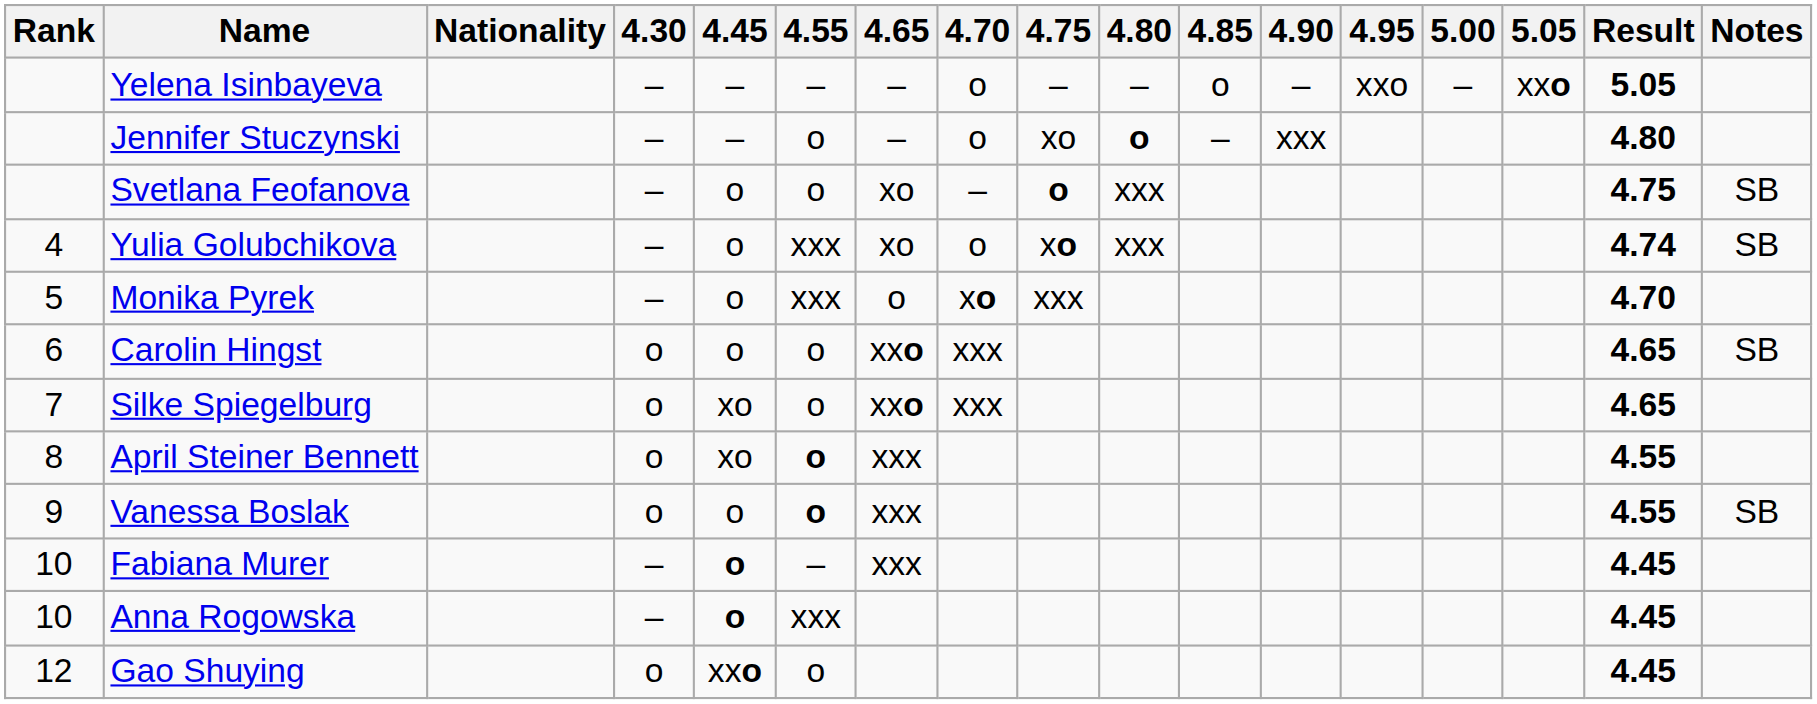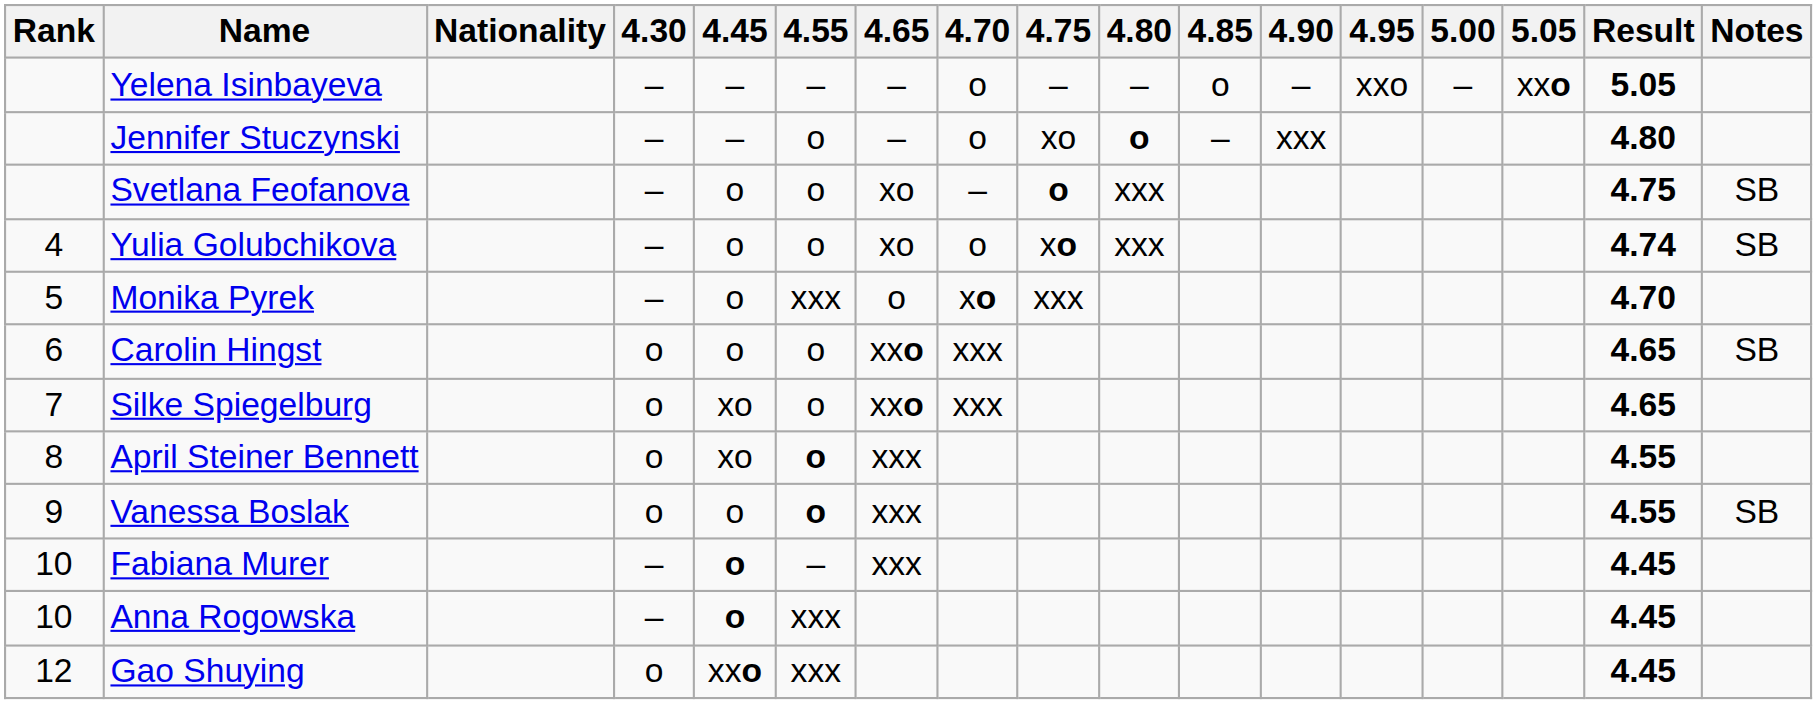(816, 244) xxx -> (816, 244) o
(816, 670) o -> (816, 670) xxx
